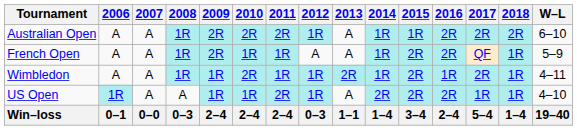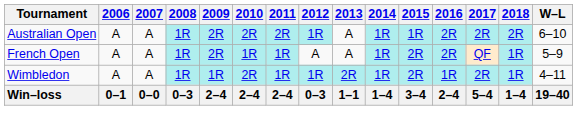- row: (33, 94)
